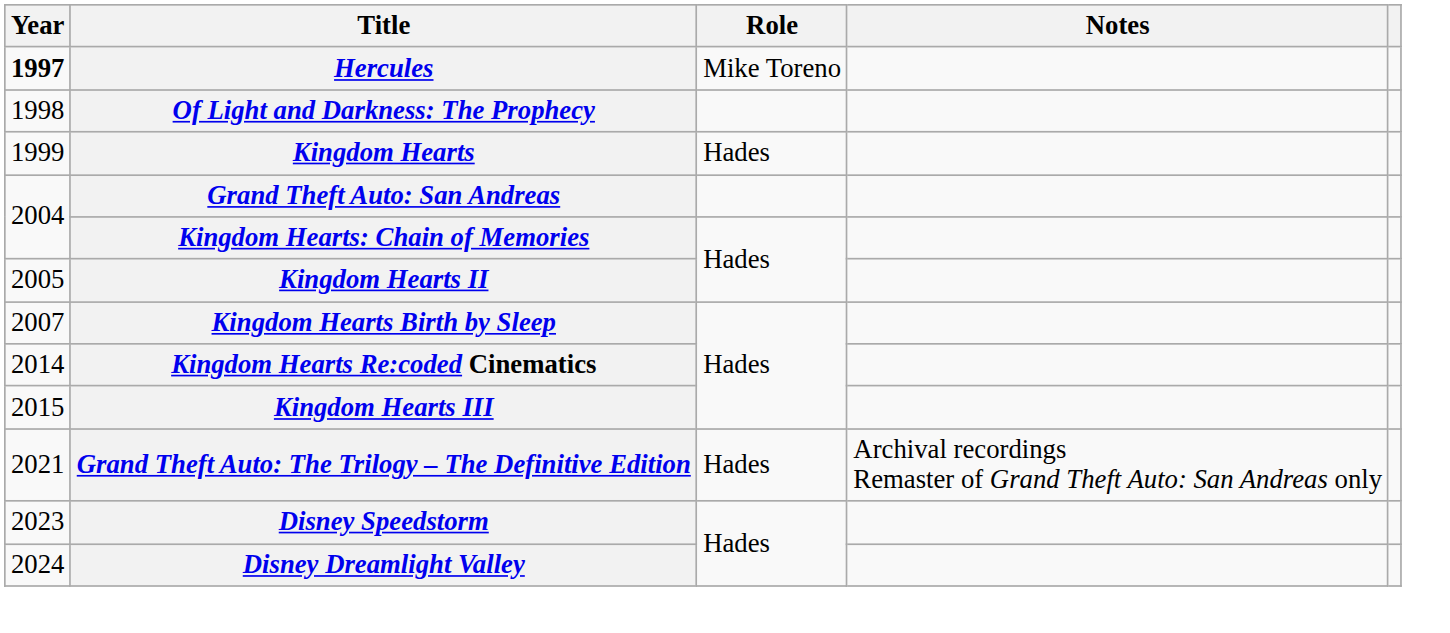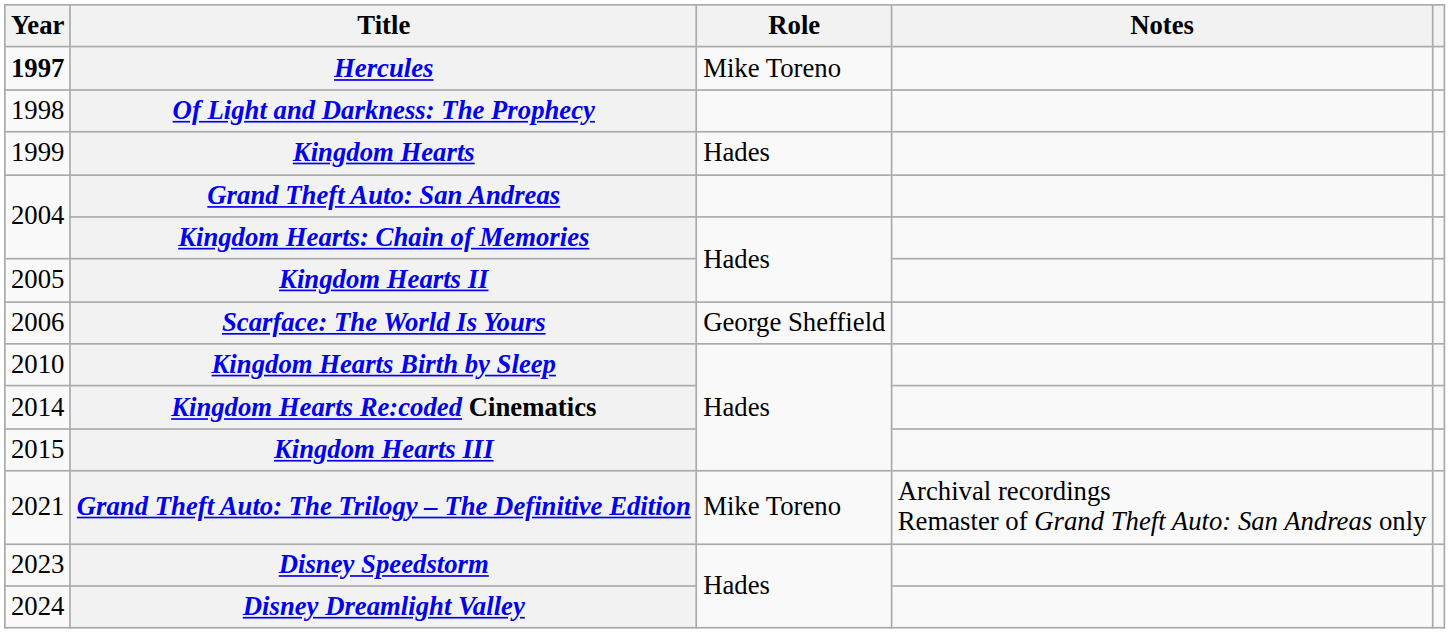+ row: (384, 322)
(38, 322) 2007 -> (38, 364) 2010
(737, 464) Hades -> (772, 506) Mike Toreno
